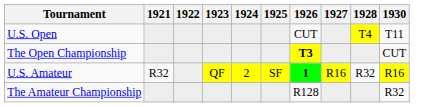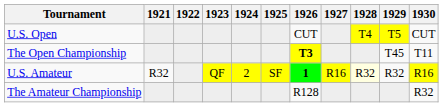+ column: (394, 14)
(394, 34) T11 -> (424, 34) CUT
(394, 53) CUT -> (424, 53) T11
(365, 73) no background -> (365, 73) lightyellow background
